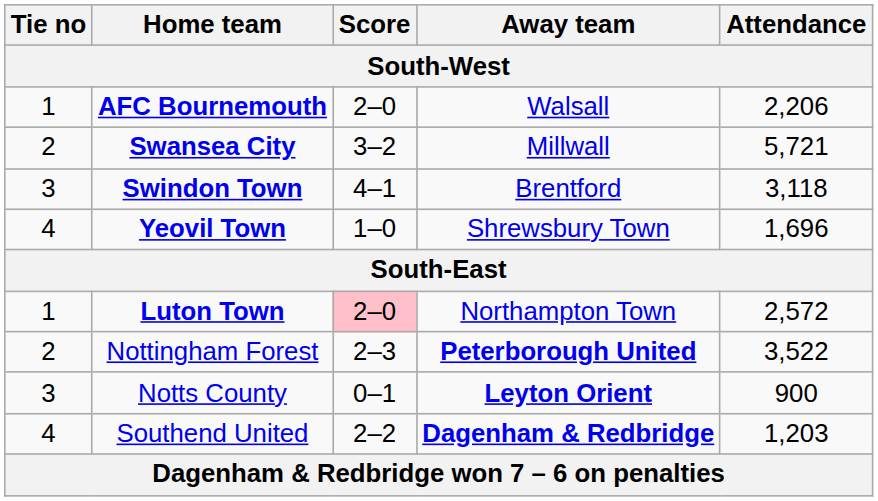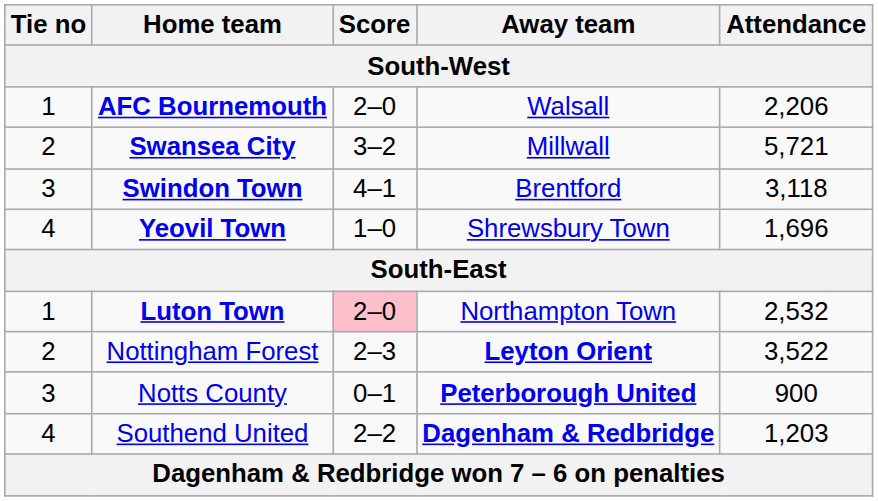(796, 310) 2,572 -> (796, 310) 2,532
(568, 351) Peterborough United -> (568, 351) Leyton Orient
(568, 392) Leyton Orient -> (568, 392) Peterborough United
